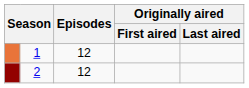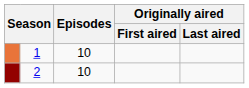(84, 53) 12 -> (84, 53) 10
(84, 72) 12 -> (84, 72) 10
